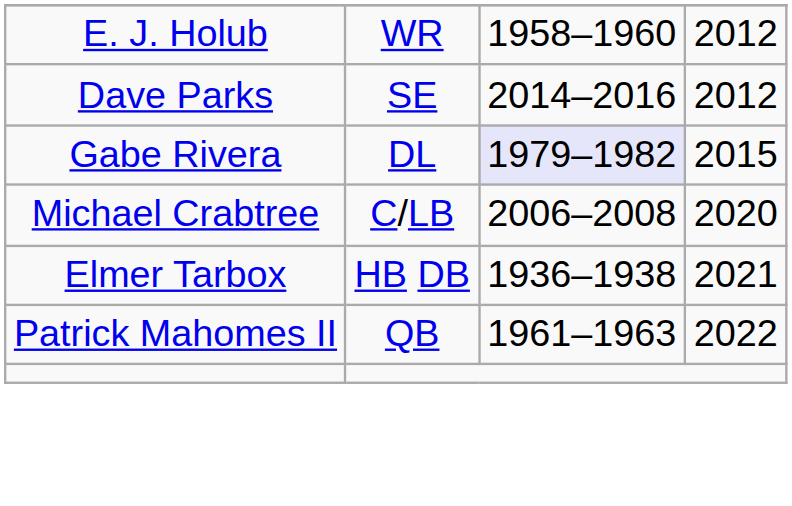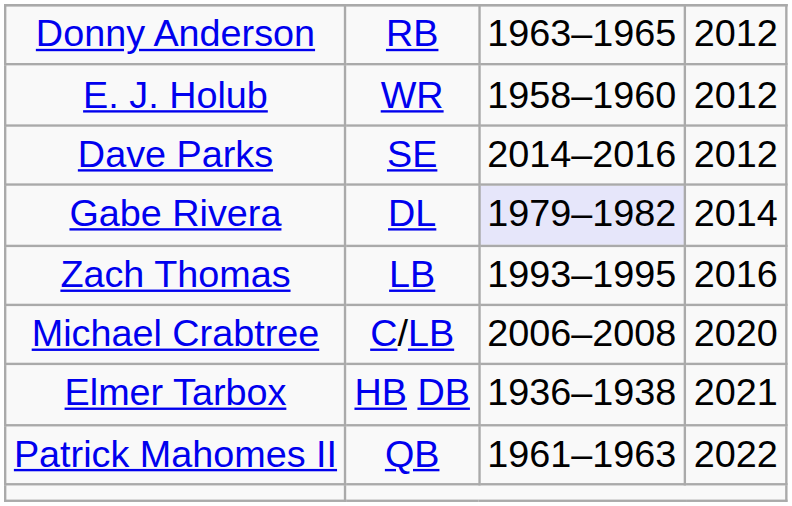+ row: (175, 34)
(736, 154) 2015 -> (736, 214) 2014
+ row: (175, 273)
